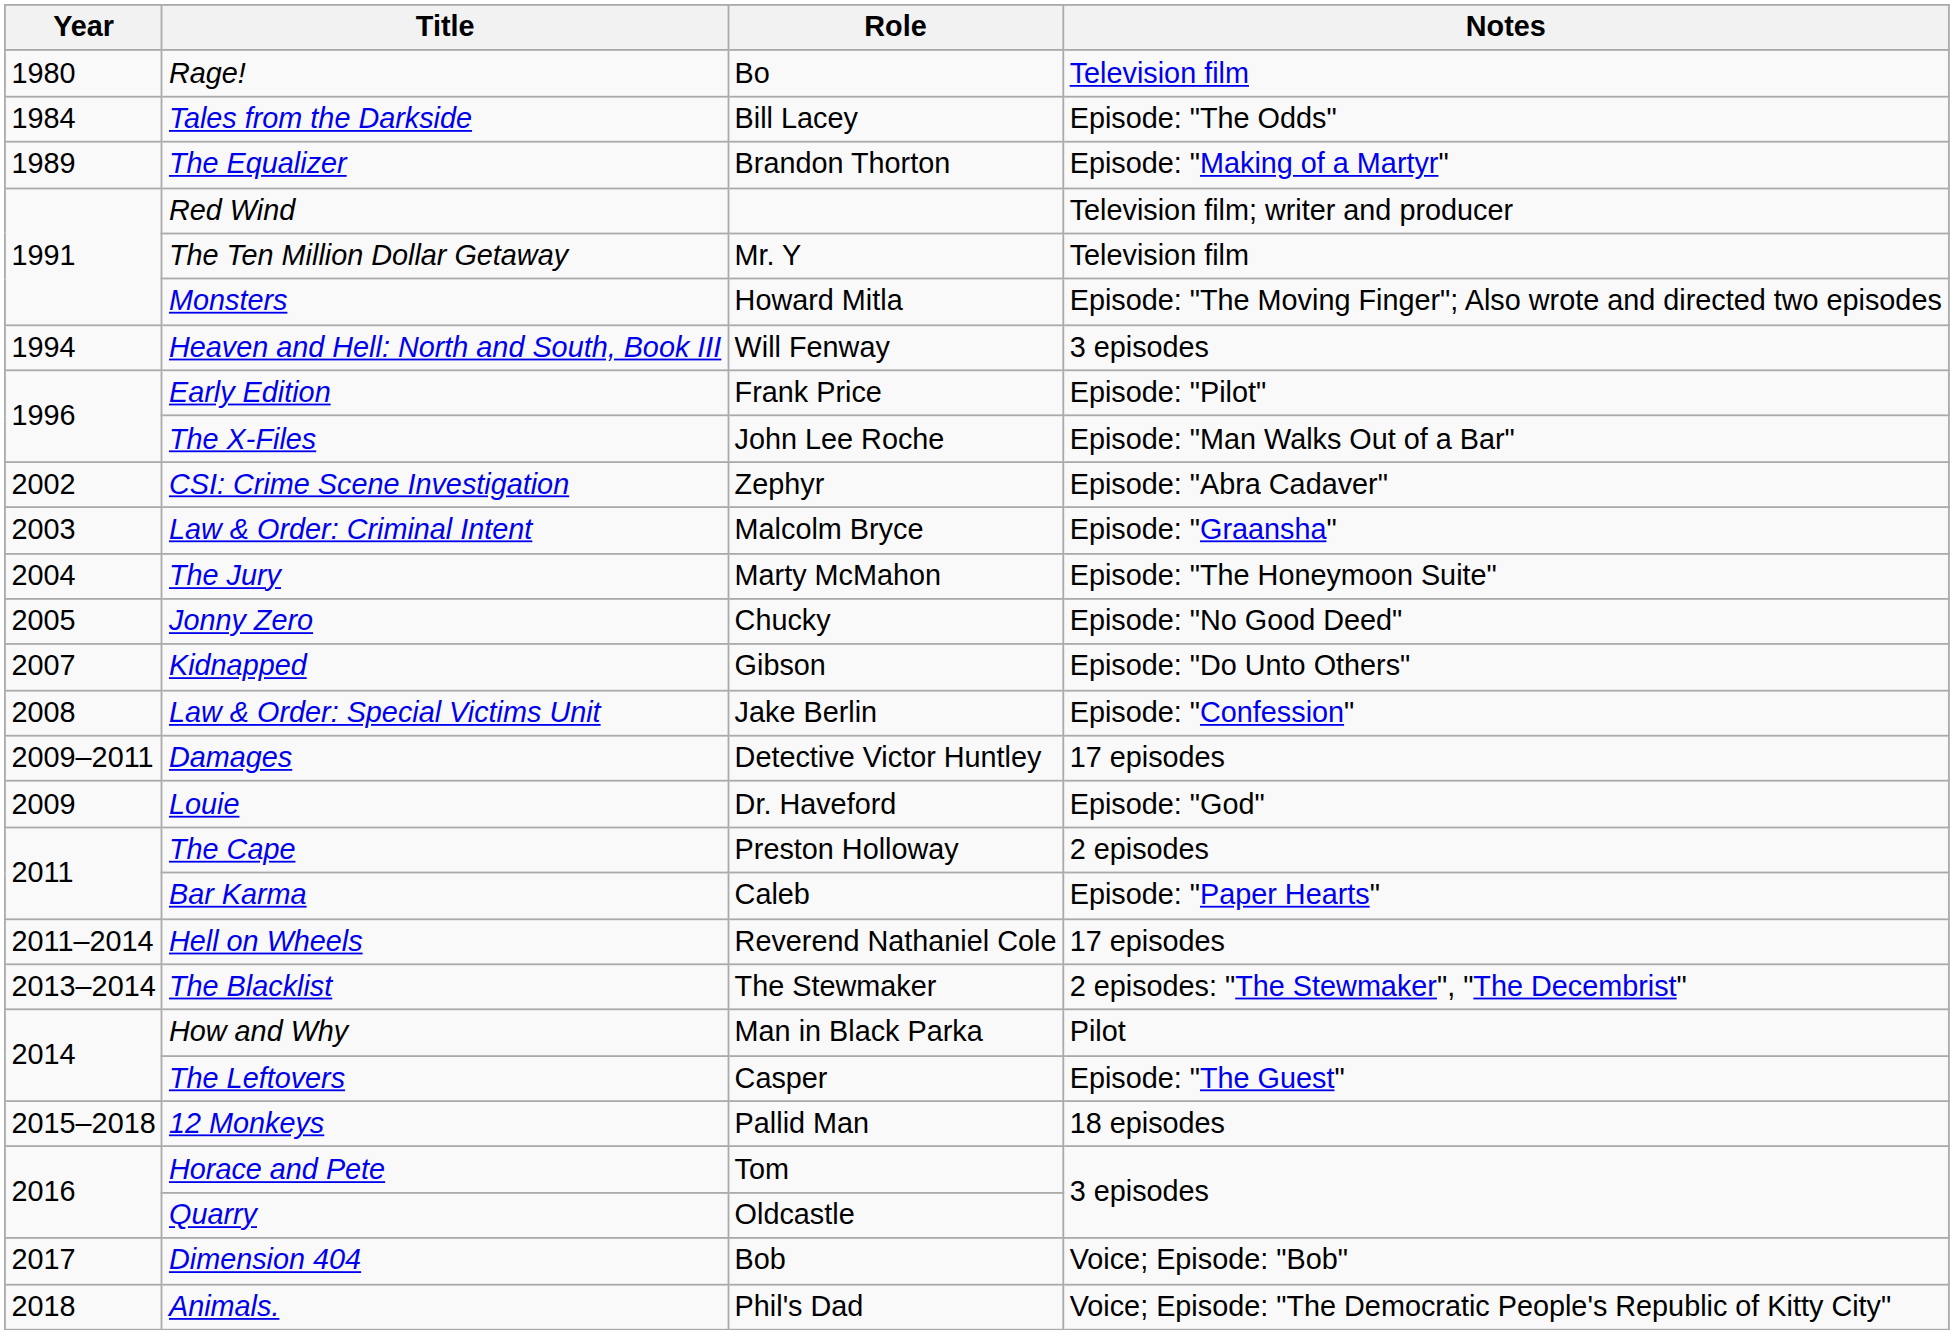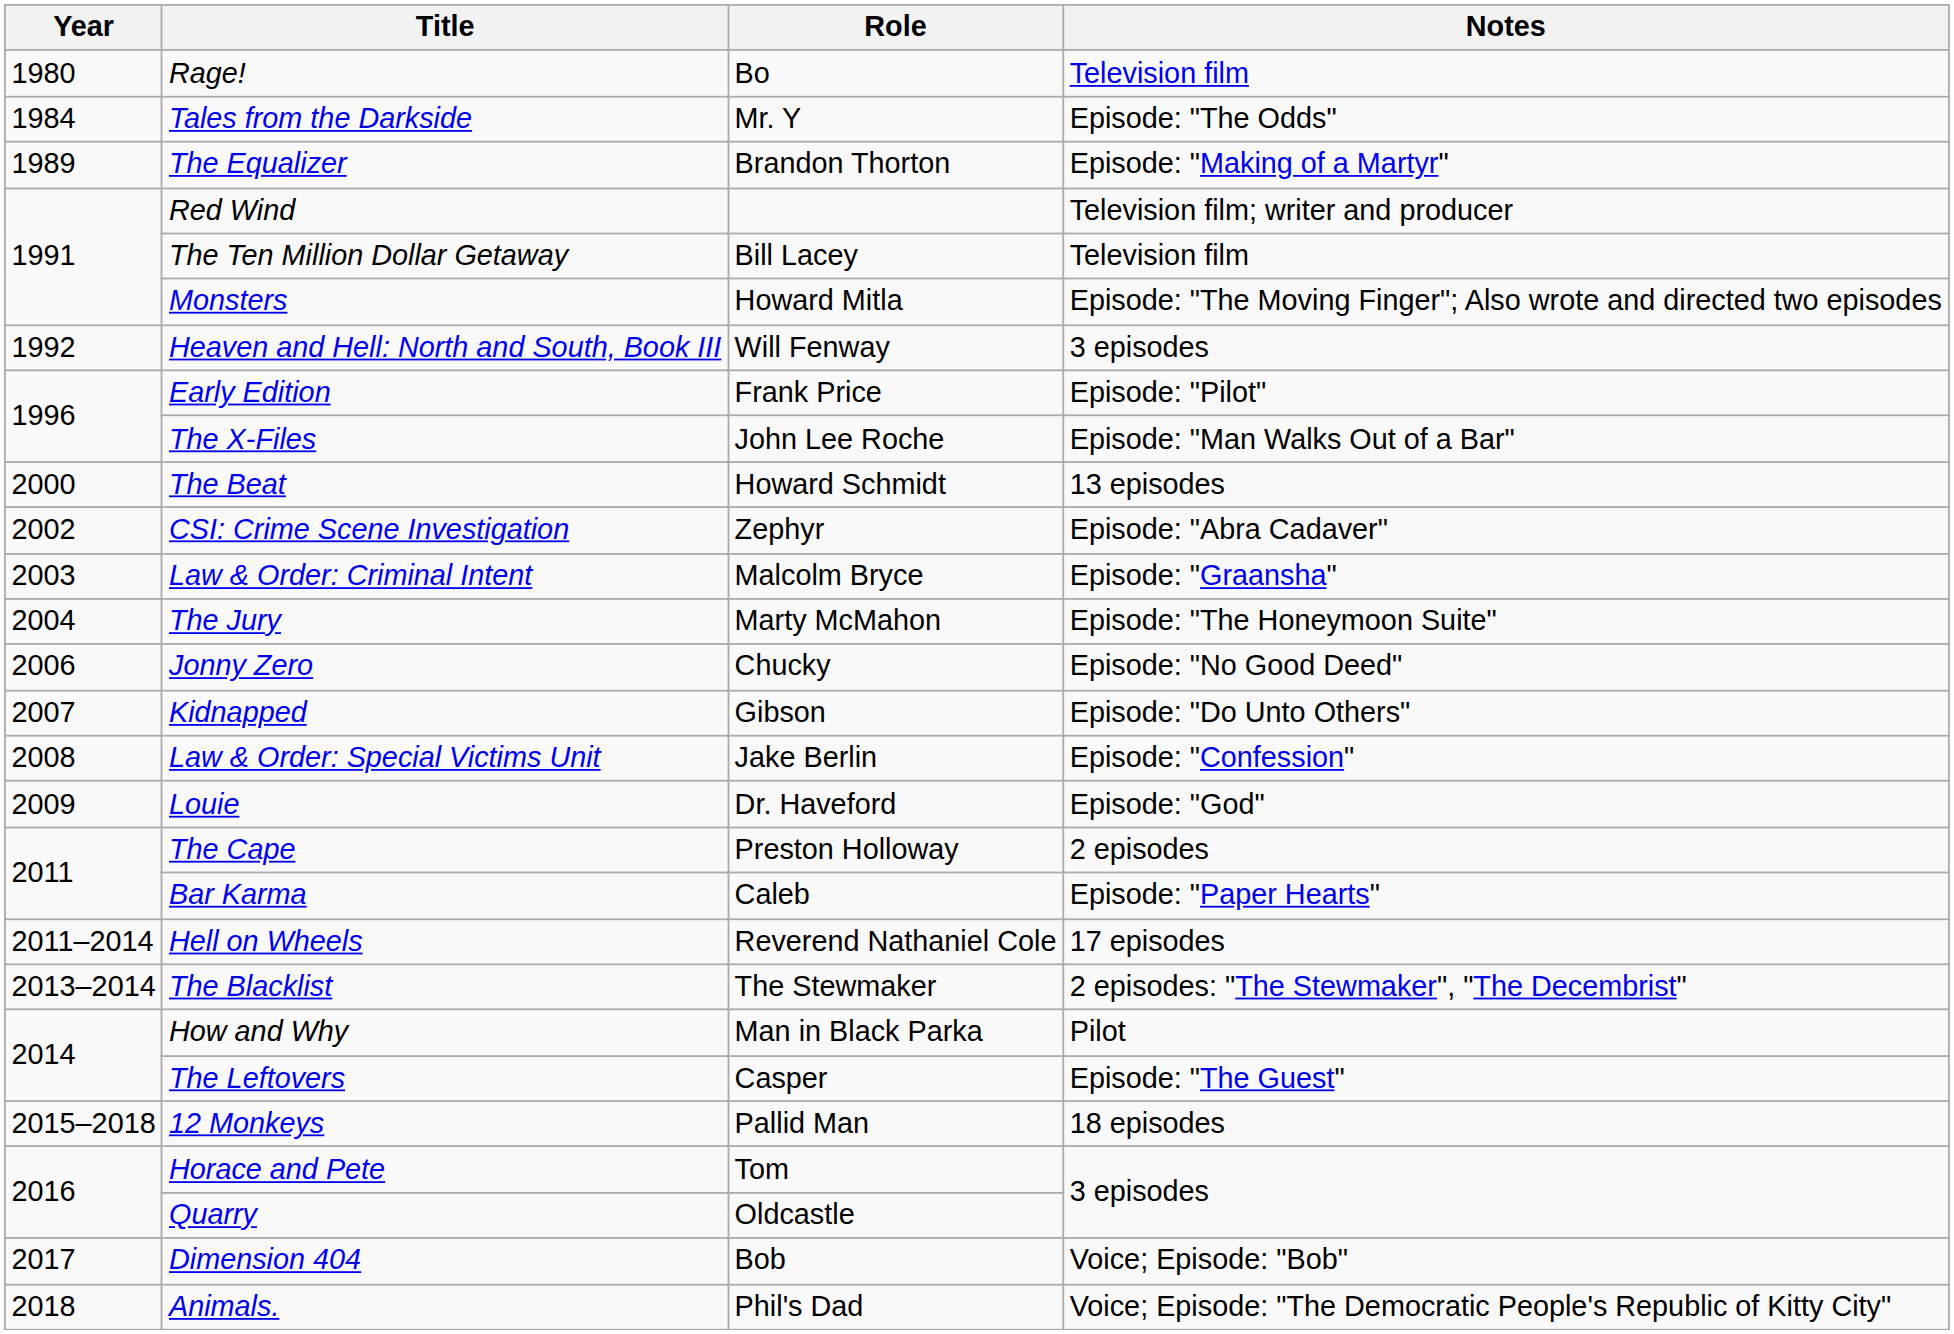(796, 118) Bill Lacey -> (768, 118) Mr. Y
(768, 255) Mr. Y -> (796, 255) Bill Lacey
(44, 347) 1994 -> (44, 347) 1992
+ row: (227, 484)
(44, 621) 2005 -> (44, 666) 2006
- row: (231, 758)
